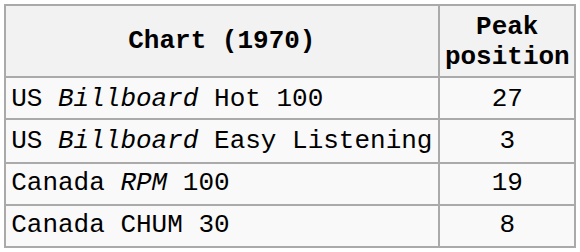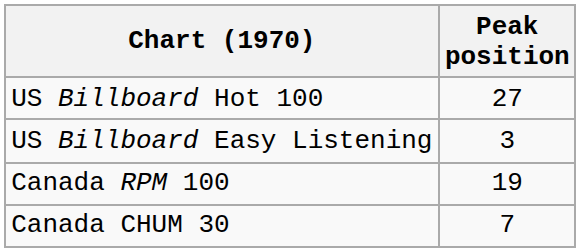(507, 226) 8 -> (507, 226) 7
